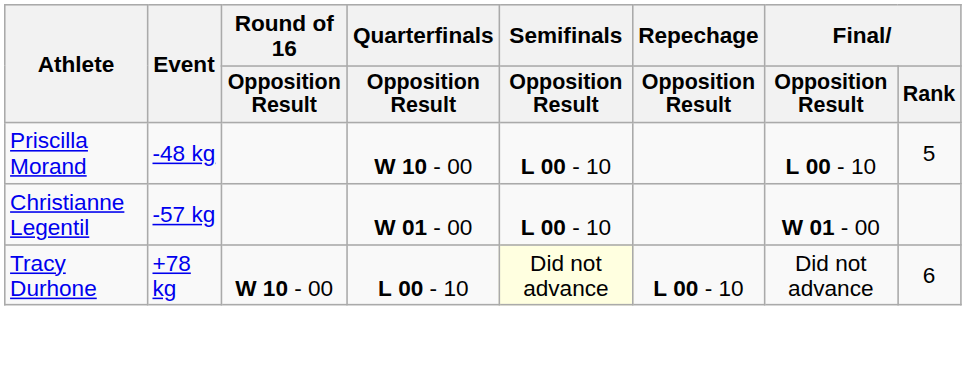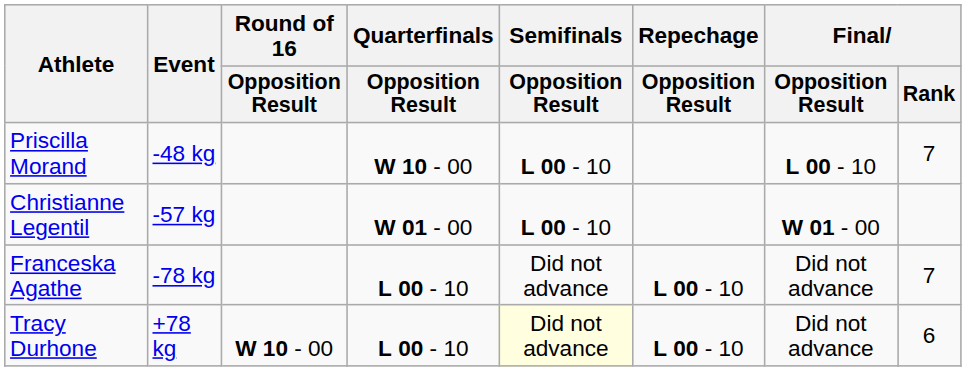(929, 154) 5 -> (929, 154) 7
+ row: (63, 275)
